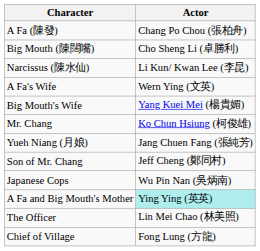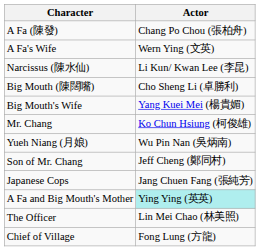rows swapped: (50, 49) <-> (31, 86)
(196, 142) Jang Chuen Fang (張純芳) -> (185, 142) Wu Pin Nan (吳炳南)
(185, 180) Wu Pin Nan (吳炳南) -> (196, 180) Jang Chuen Fang (張純芳)
